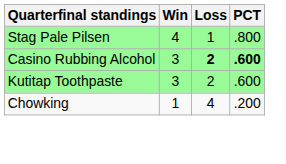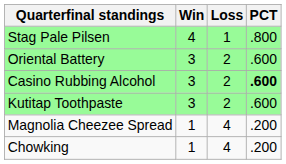+ row: (56, 59)
(211, 59) bold -> (227, 81) normal
+ row: (90, 125)
